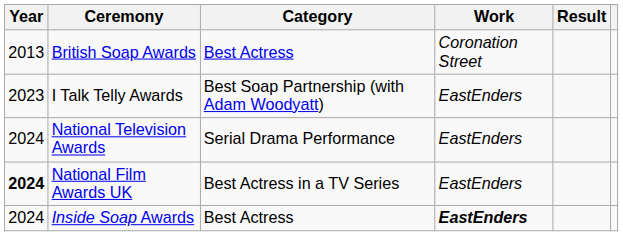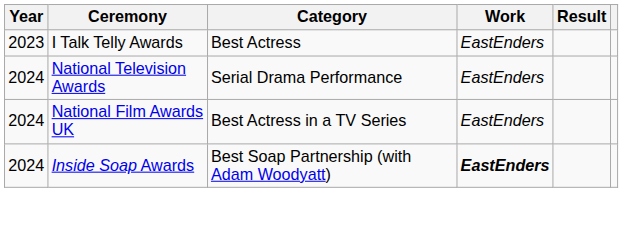- row: (124, 52)
(304, 95) Best Soap Partnership (with Adam Woodyatt) -> (256, 42) Best Actress
(26, 183) bold -> (26, 121) normal
(249, 218) Best Actress -> (311, 165) Best Soap Partnership (with Adam Woodyatt)
